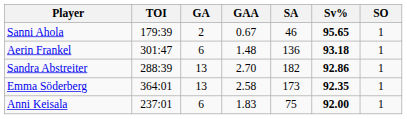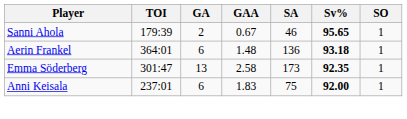(156, 50) 301:47 -> (156, 50) 364:01
- row: (47, 68)
(156, 86) 364:01 -> (156, 68) 301:47
